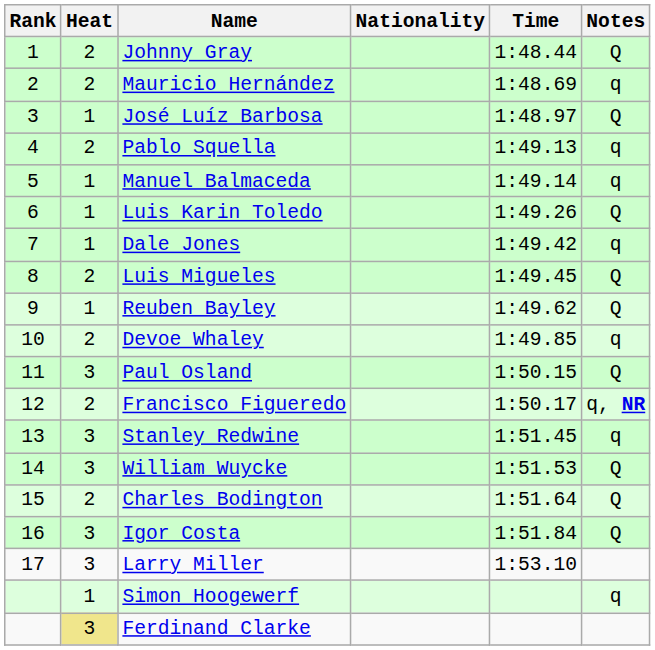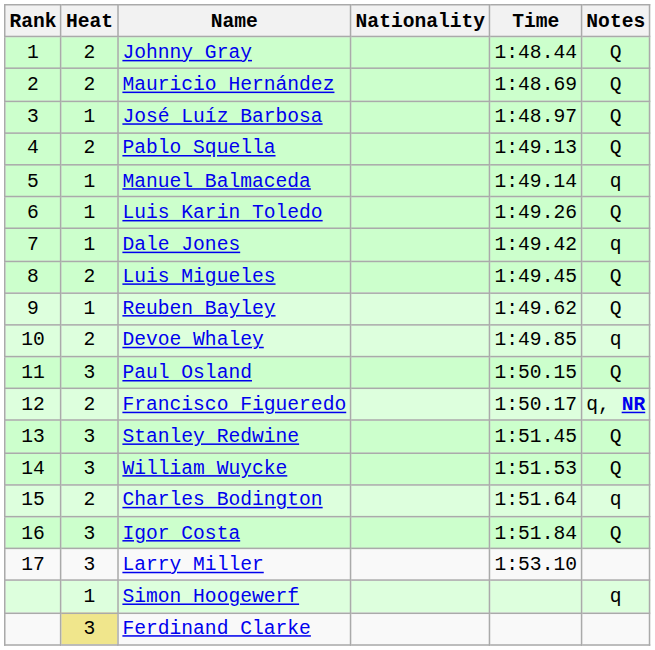(616, 85) q -> (616, 85) Q
(616, 149) q -> (616, 149) Q
(616, 437) q -> (616, 437) Q
(616, 501) Q -> (616, 501) q
